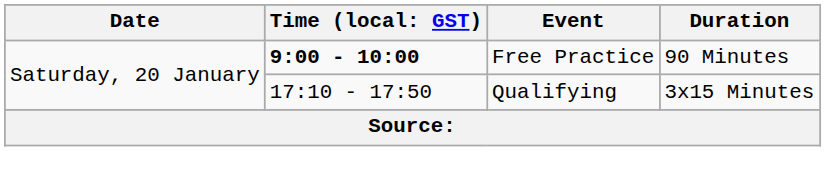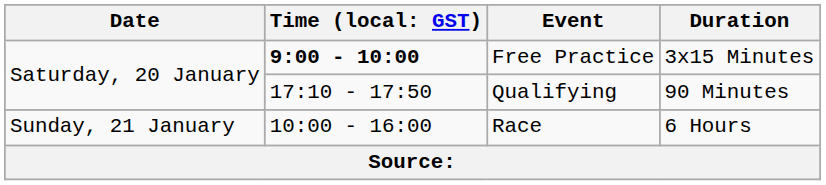(727, 57) 90 Minutes -> (739, 57) 3x15 Minutes
(739, 92) 3x15 Minutes -> (727, 92) 90 Minutes
+ row: (517, 127)
